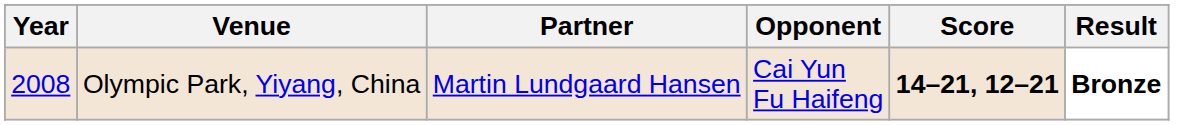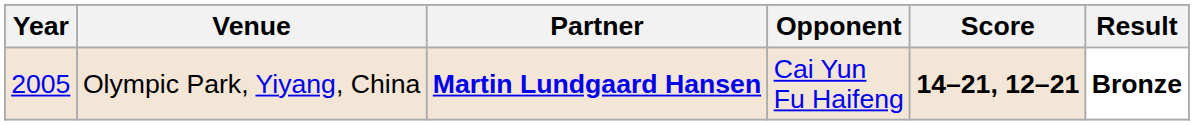(41, 83) 2008 -> (41, 83) 2005
(587, 83) normal -> (597, 83) bold
